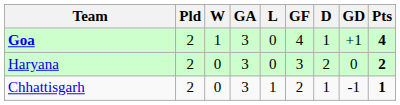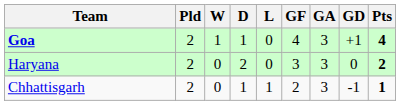columns swapped: (326, 16) <-> (245, 16)
